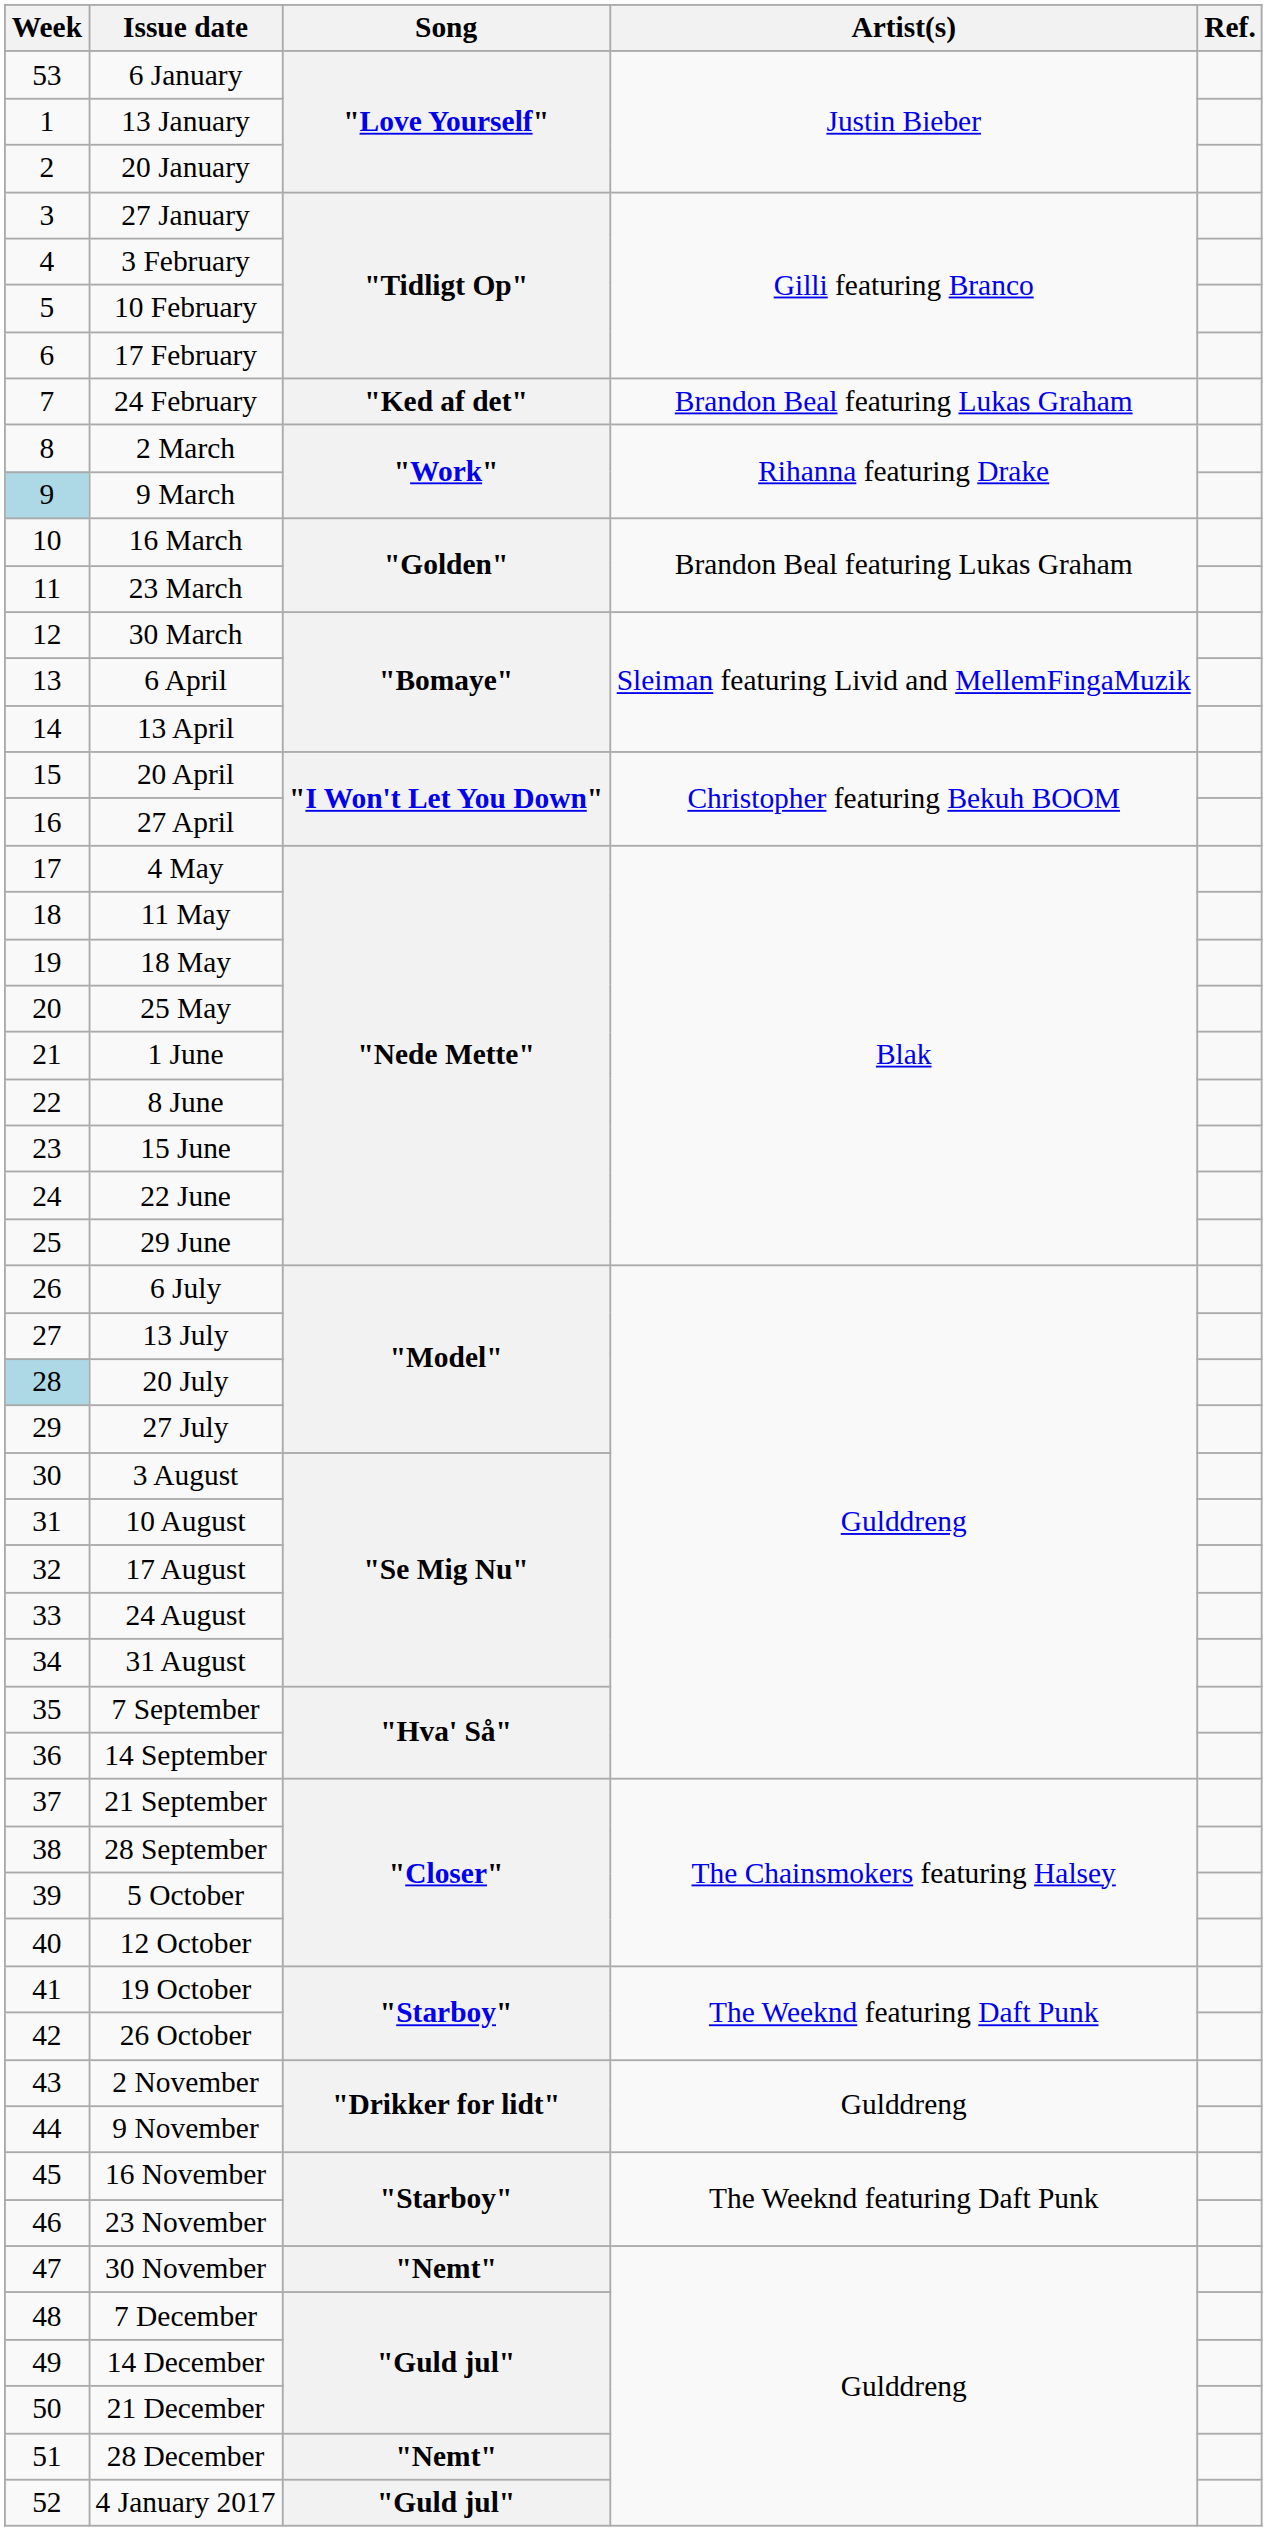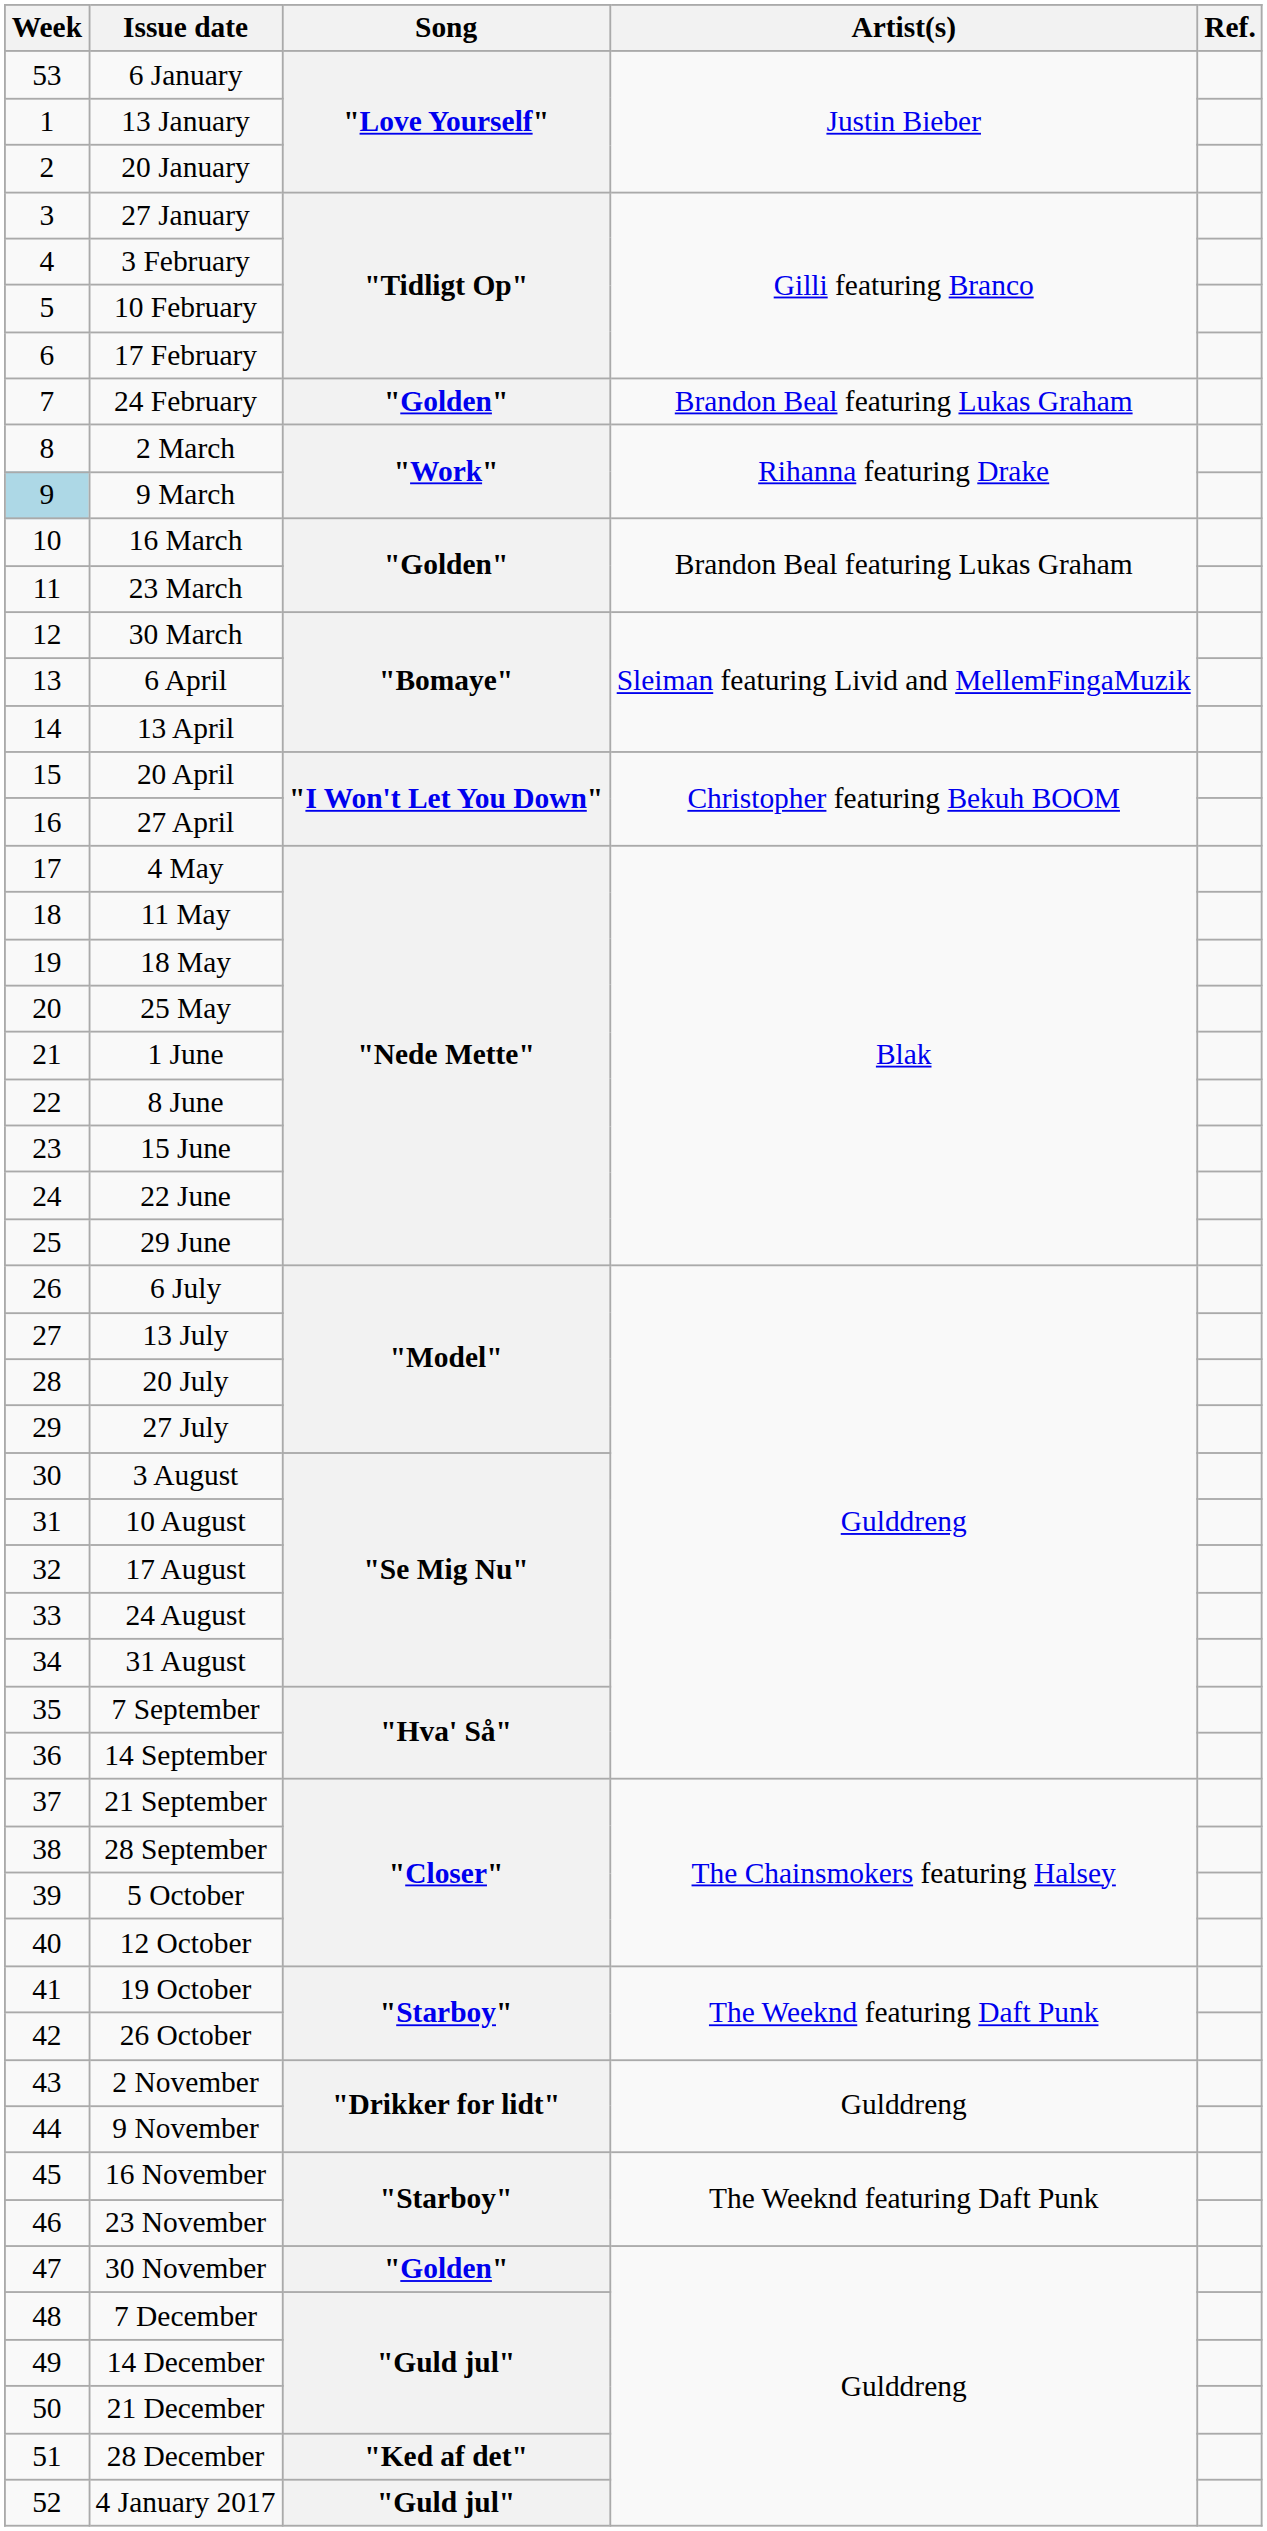(446, 401) "Ked af det" -> (446, 401) "Golden"
(47, 1381) lightblue background -> (47, 1381) no background
(446, 2268) "Nemt" -> (446, 2268) "Golden"
(446, 2455) "Nemt" -> (446, 2455) "Ked af det"
